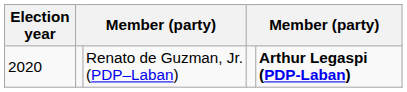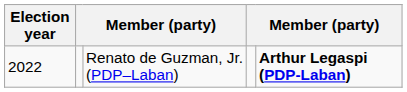(25, 67) 2020 -> (25, 67) 2022
